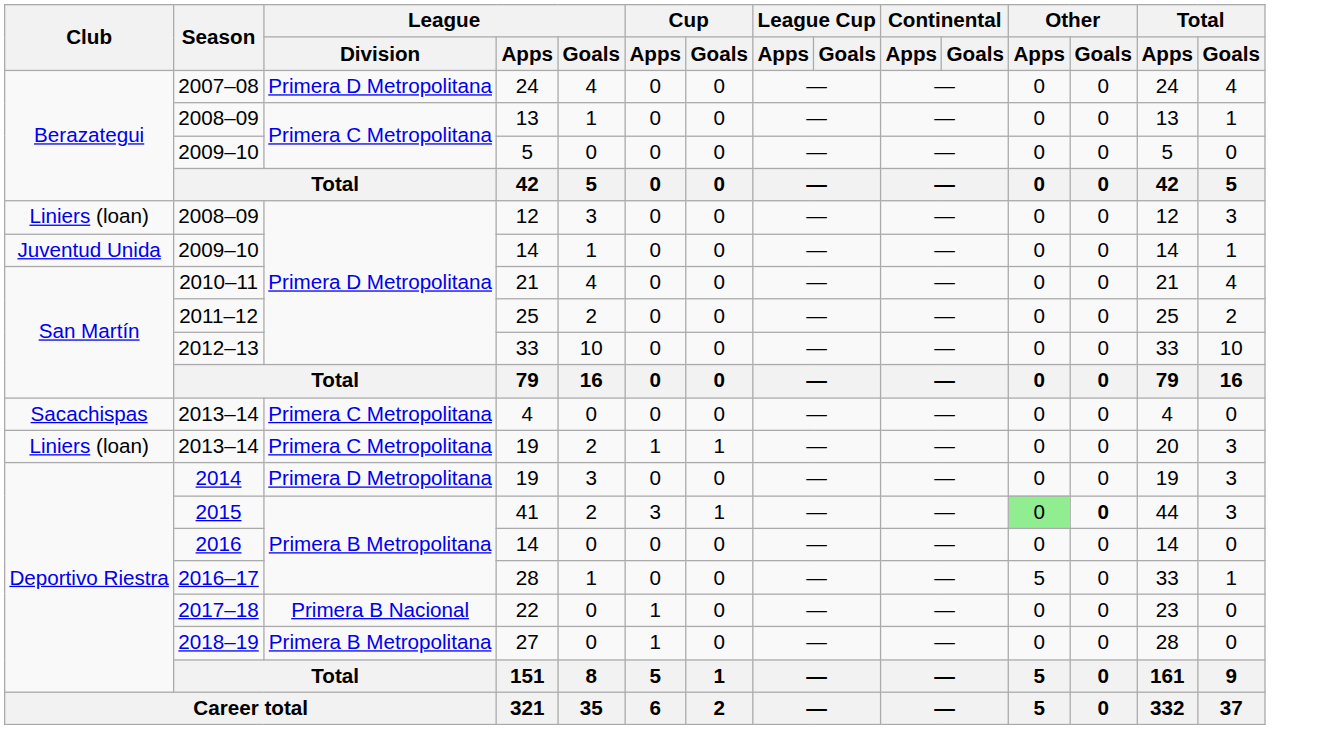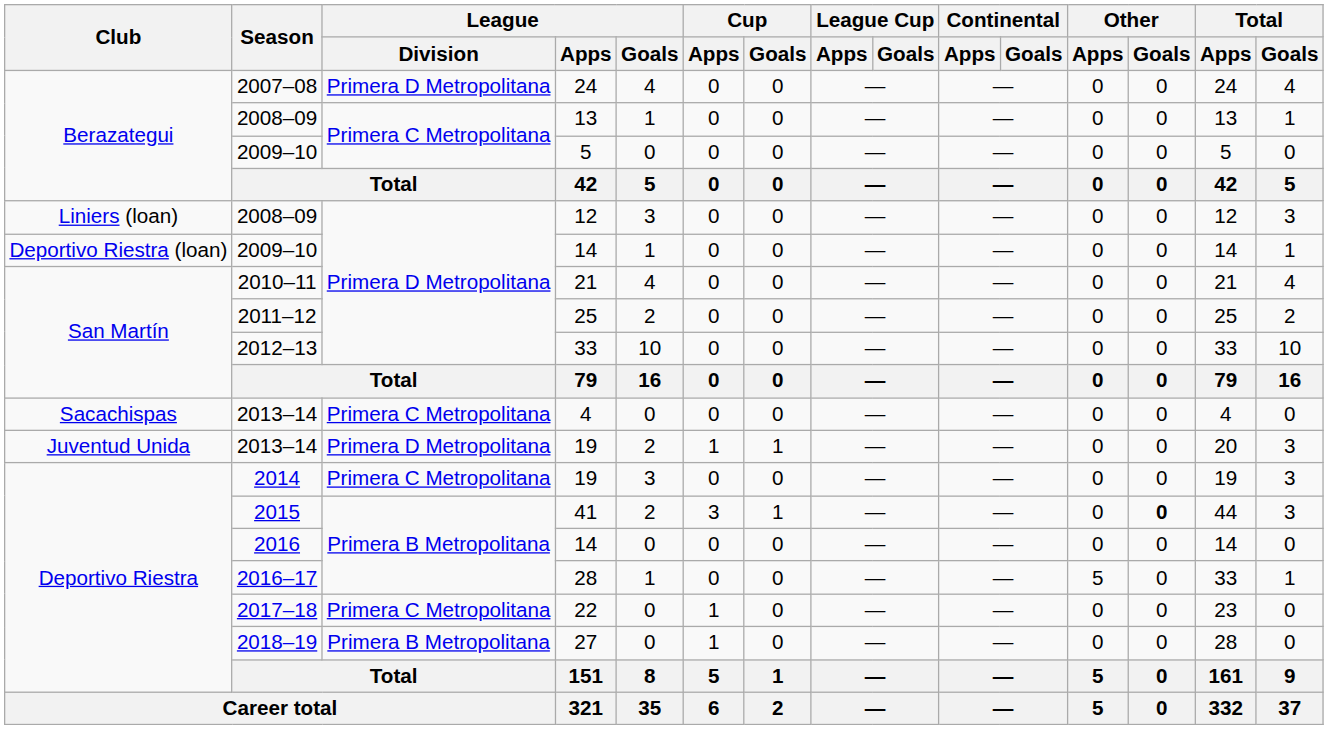(89, 250) Juventud Unida -> (118, 250) Deportivo Riestra (loan)
(89, 446) Liniers (loan) -> (118, 446) Juventud Unida
(380, 446) Primera C Metropolitana -> (439, 446) Primera D Metropolitana
(380, 479) Primera D Metropolitana -> (439, 479) Primera C Metropolitana
(1039, 511) lightgreen background -> (1098, 511) no background
(380, 610) Primera B Nacional -> (439, 610) Primera C Metropolitana
